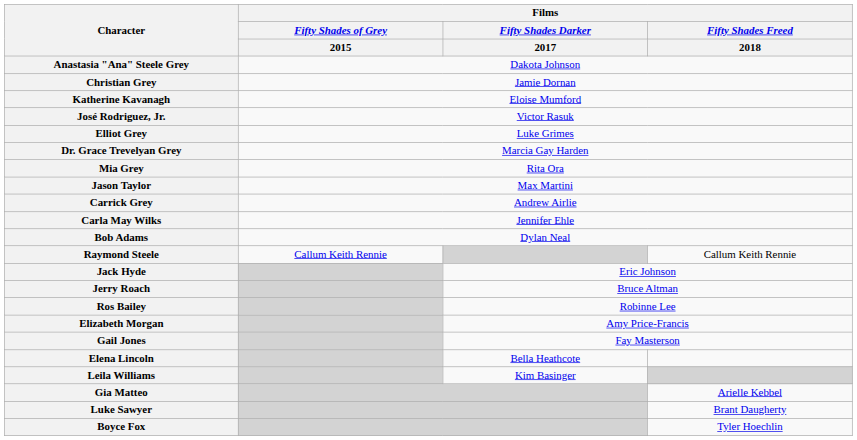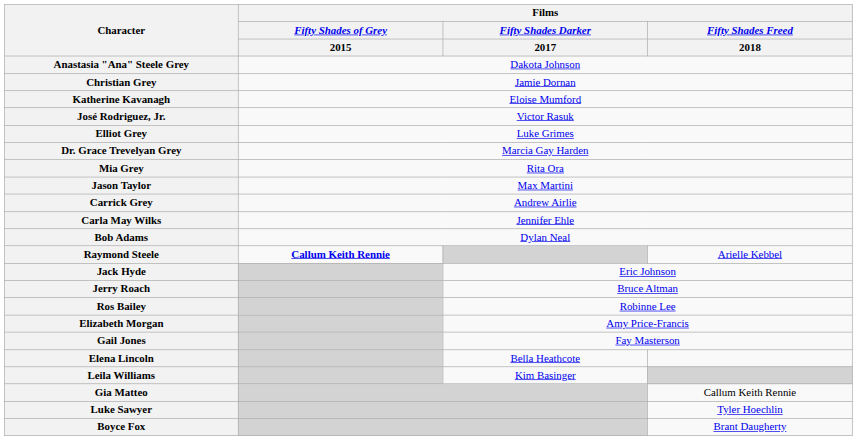(341, 254) normal -> (341, 254) bold
(750, 254) Callum Keith Rennie -> (750, 254) Arielle Kebbel
(750, 392) Arielle Kebbel -> (750, 392) Callum Keith Rennie
(750, 409) Brant Daugherty -> (750, 409) Tyler Hoechlin
(750, 427) Tyler Hoechlin -> (750, 427) Brant Daugherty
